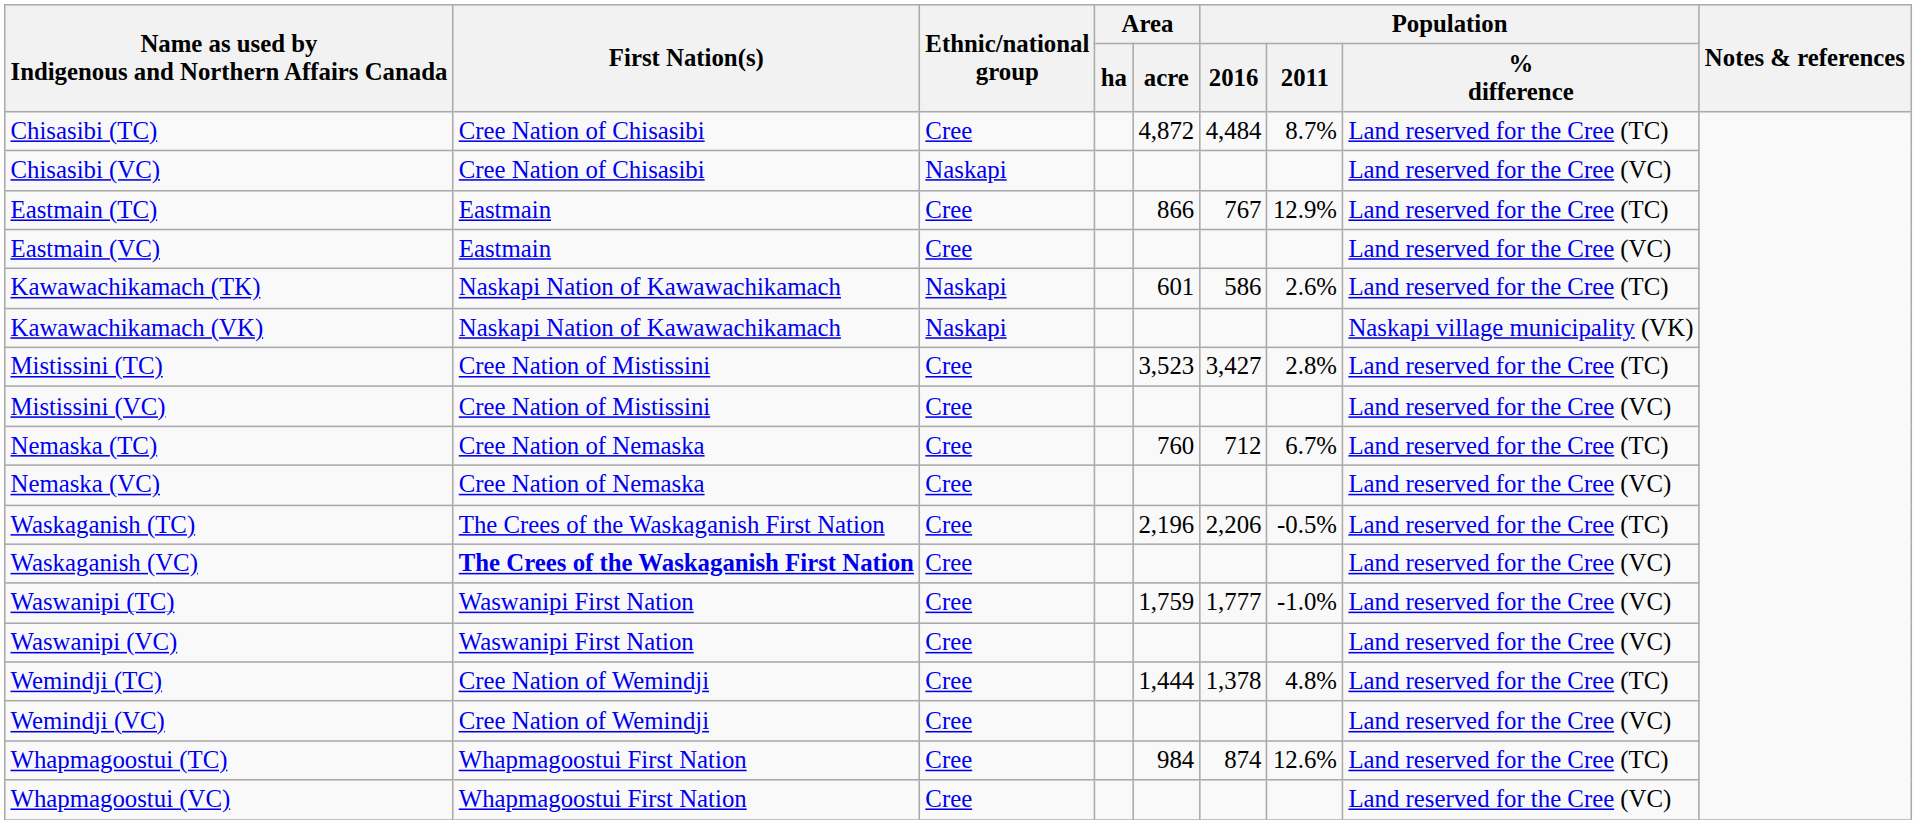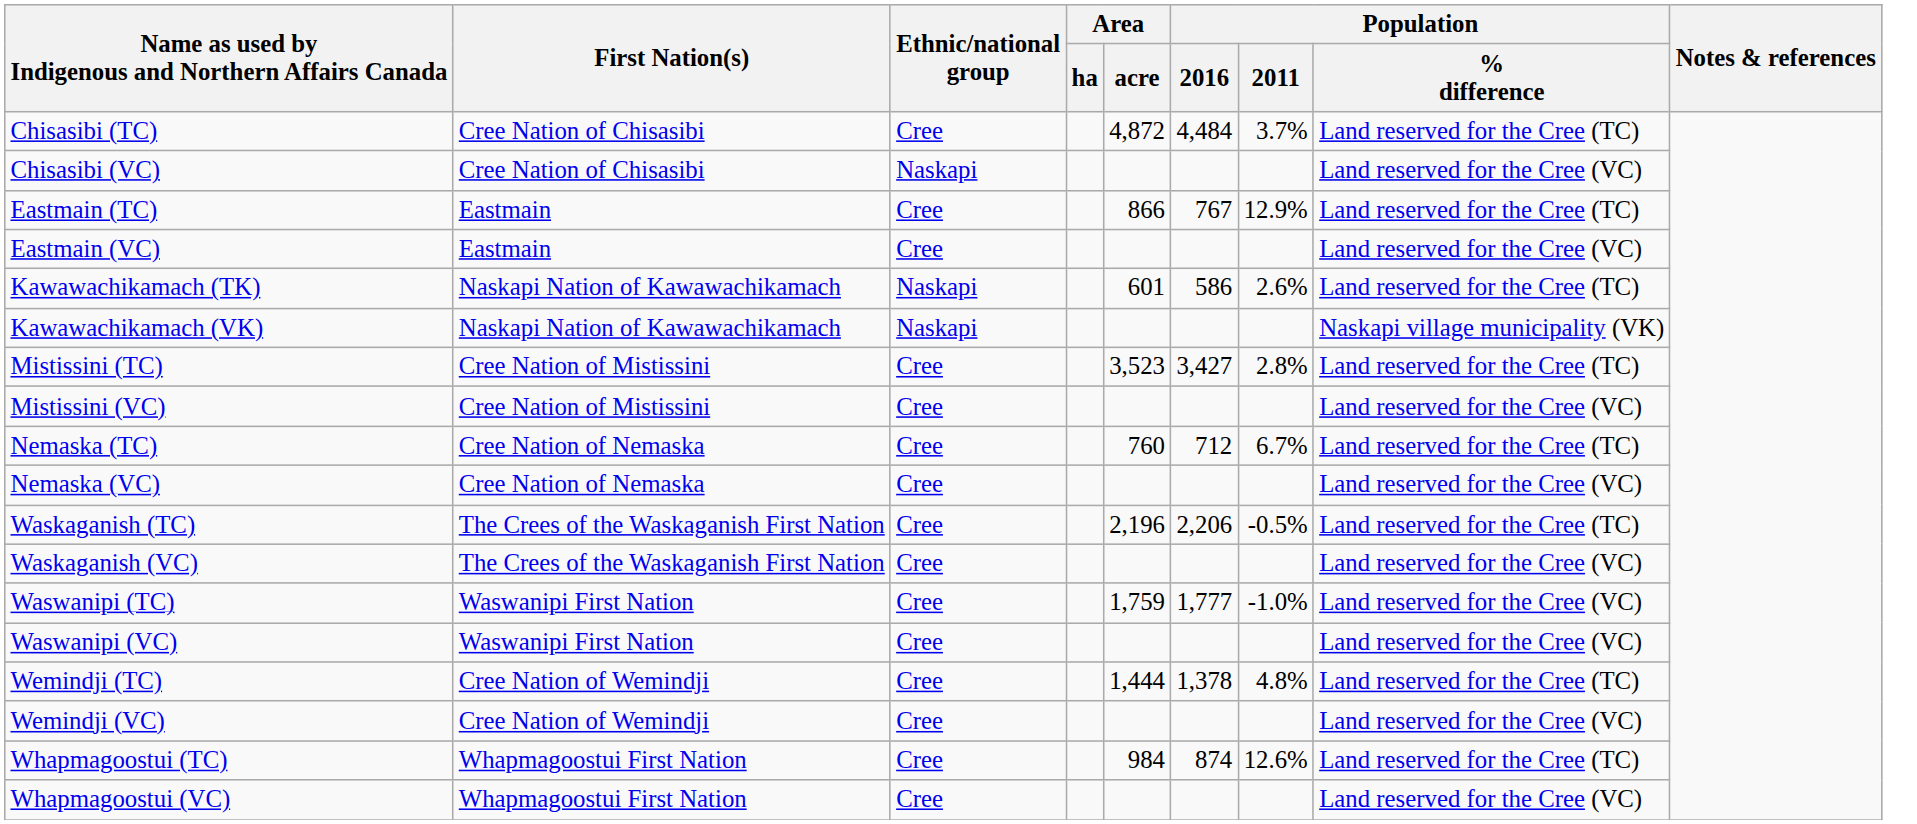(1311, 130) 8.7% -> (1282, 130) 3.7%
(686, 563) bold -> (672, 563) normal
